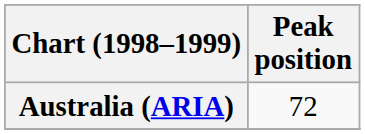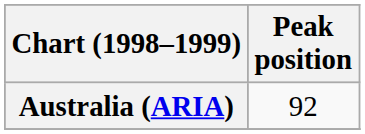(303, 105) 72 -> (303, 105) 92
